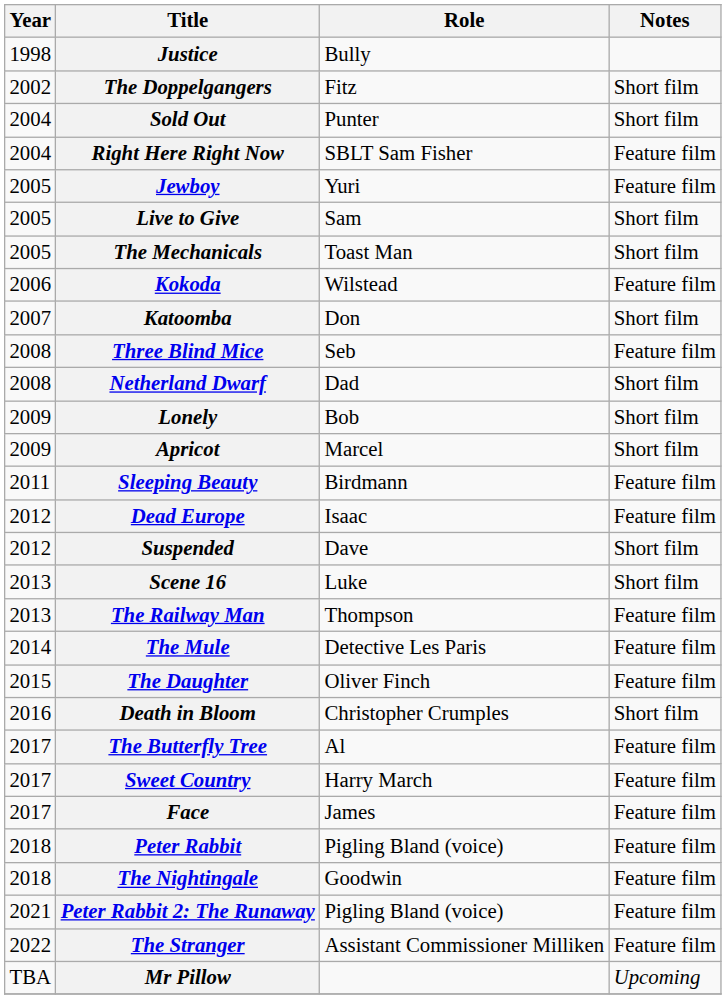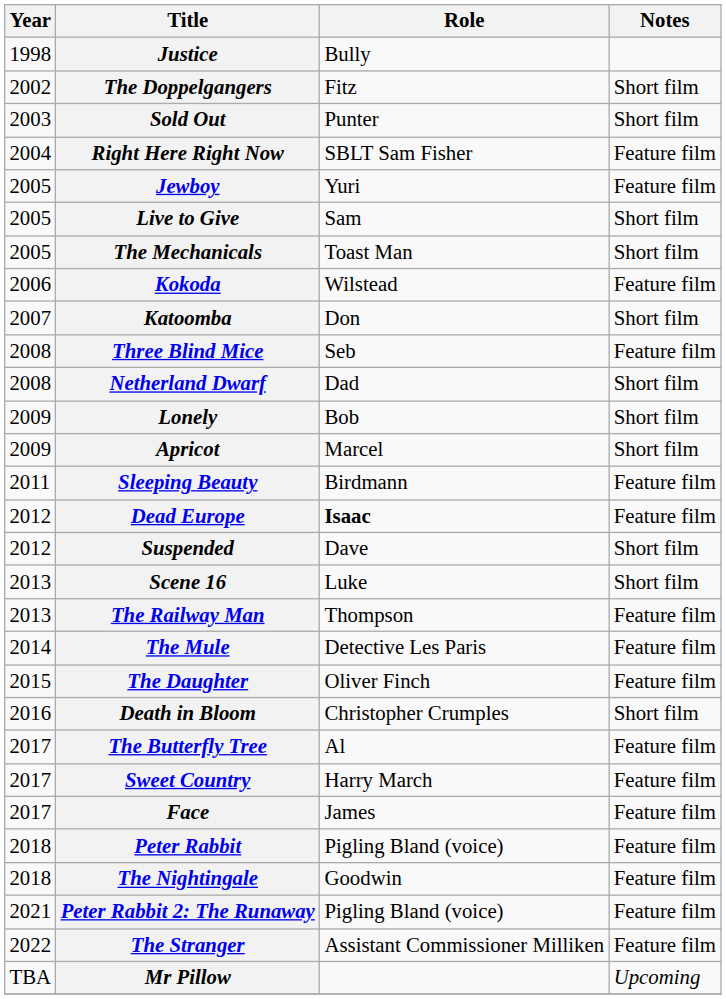(30, 119) 2004 -> (30, 119) 2003
(346, 515) normal -> (348, 515) bold
